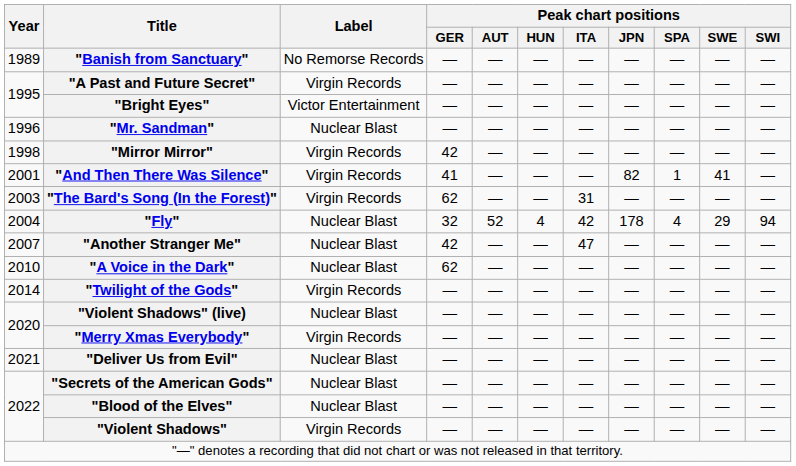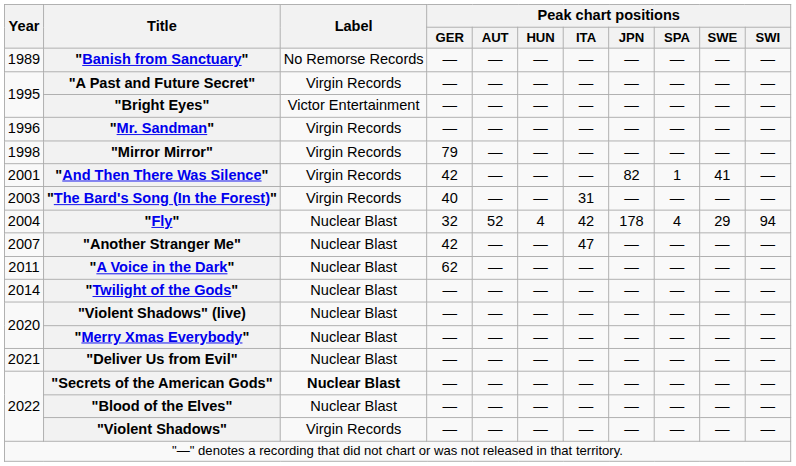(354, 129) Nuclear Blast -> (354, 129) Virgin Records
(450, 152) 42 -> (450, 152) 79
(450, 175) 41 -> (450, 175) 42
(450, 198) 62 -> (450, 198) 40
(24, 267) 2010 -> (24, 267) 2011
(354, 290) Virgin Records -> (354, 290) Nuclear Blast
(354, 336) Virgin Records -> (354, 336) Nuclear Blast
(354, 383) normal -> (354, 383) bold
